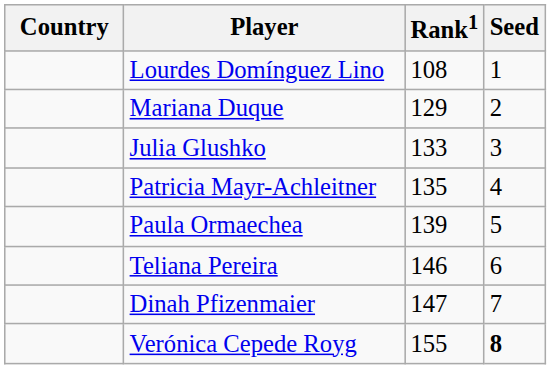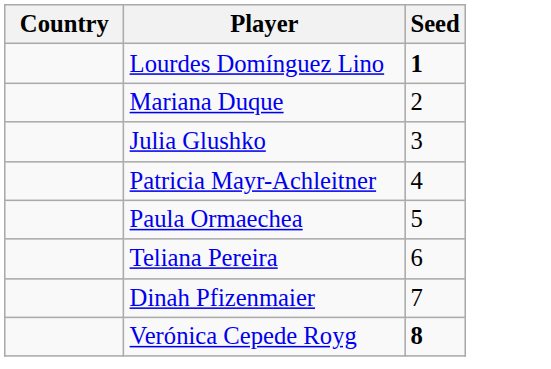- column: (444, 27)
(496, 69) normal -> (417, 63) bold
